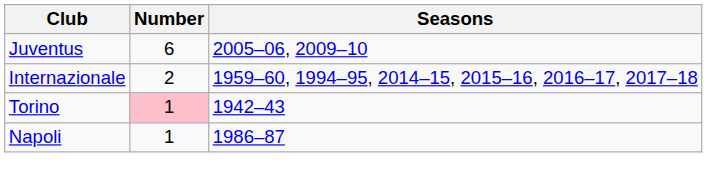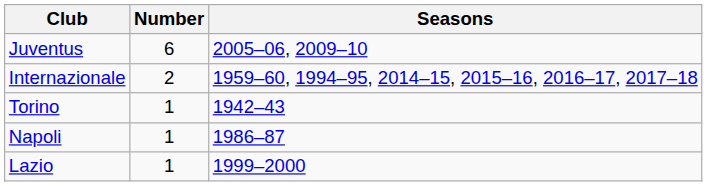(169, 107) pink background -> (169, 107) no background
+ row: (31, 166)
